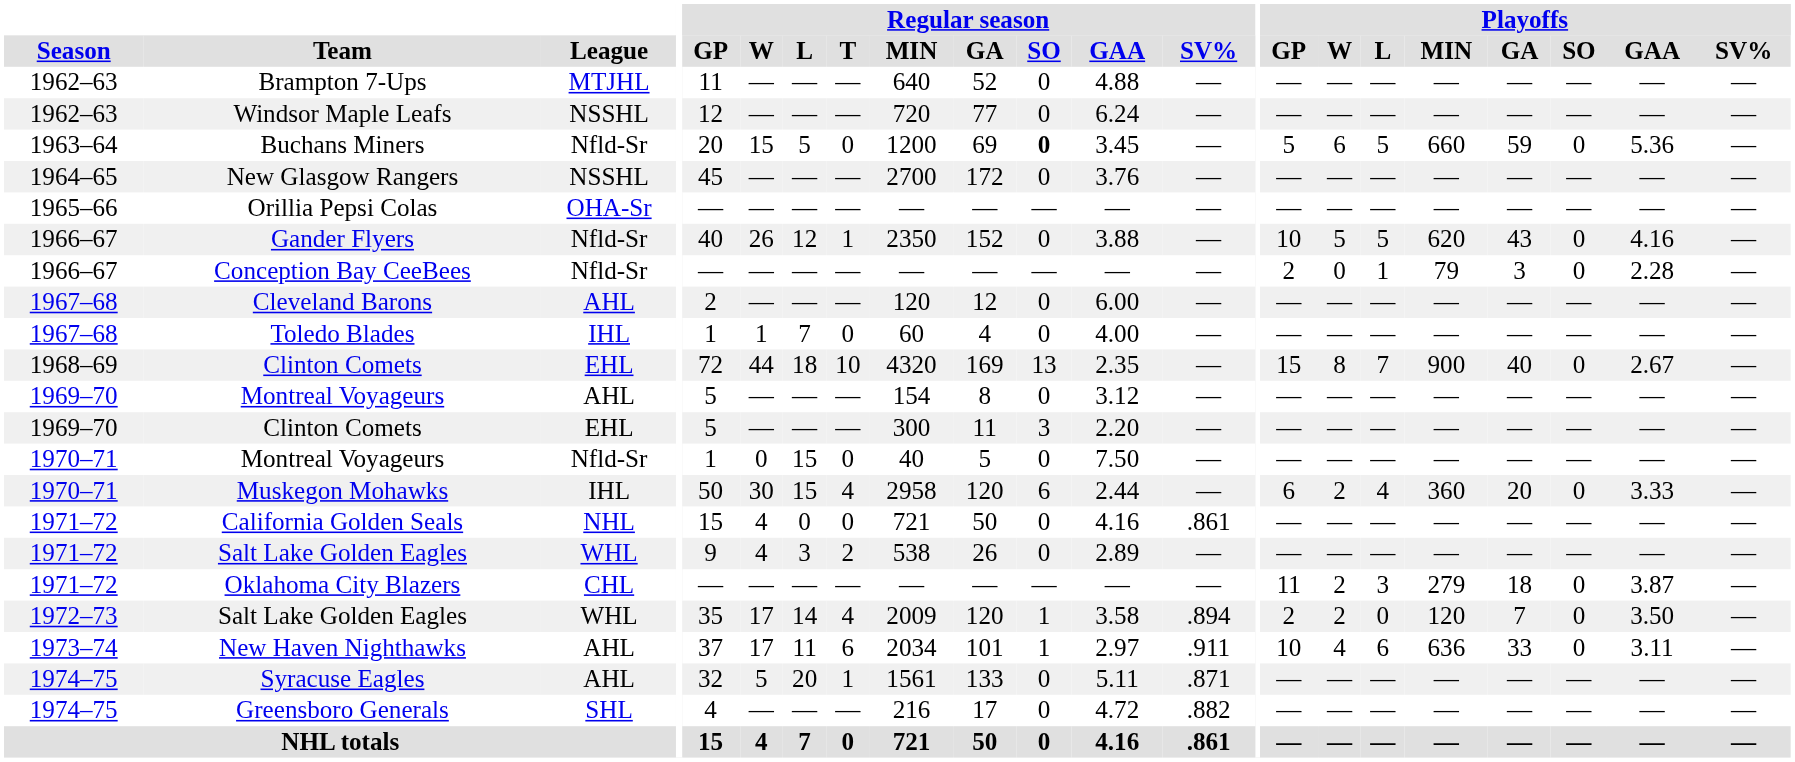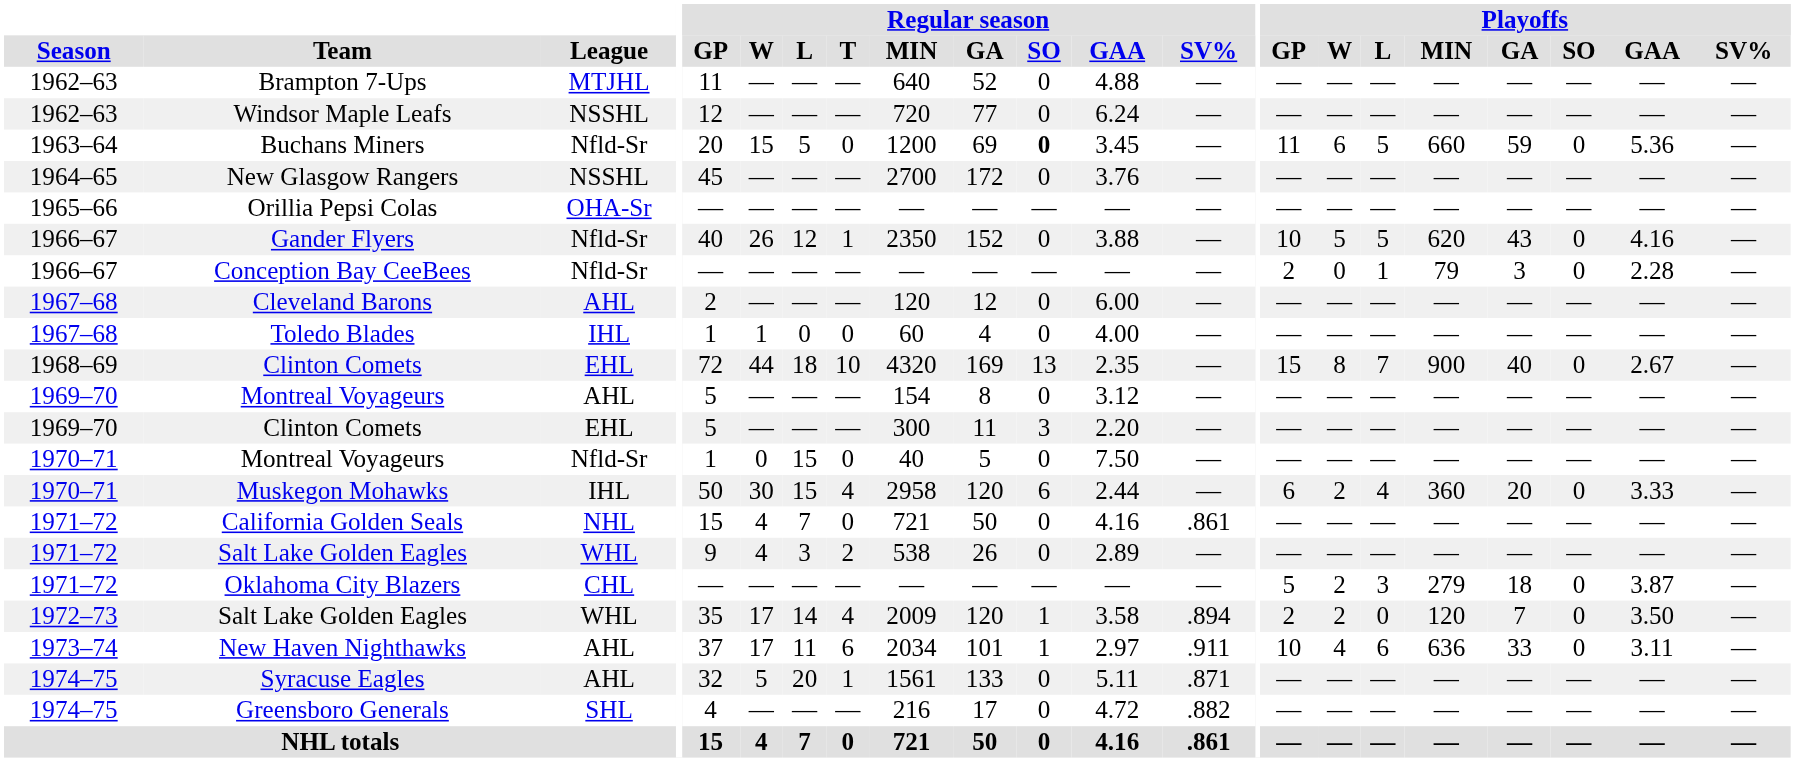(1289, 145) 5 -> (1289, 145) 11
(805, 333) 7 -> (805, 333) 0
(805, 521) 0 -> (805, 521) 7
(1289, 584) 11 -> (1289, 584) 5
